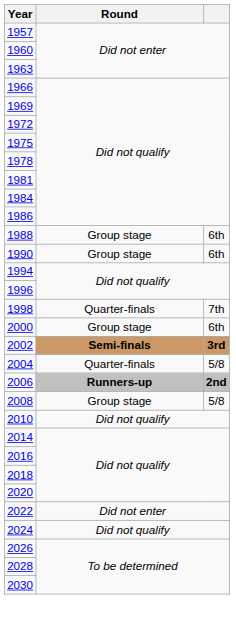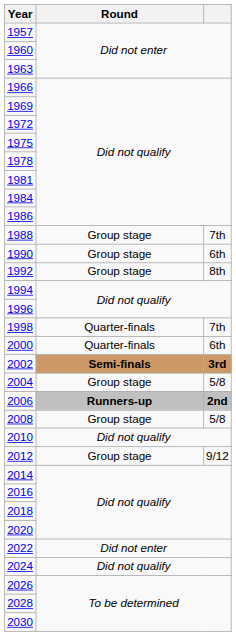(216, 235) 6th -> (217, 235) 7th
+ row: (20, 272)
(120, 327) Group stage -> (120, 346) Quarter-finals
(120, 364) Quarter-finals -> (120, 383) Group stage
+ row: (20, 456)
